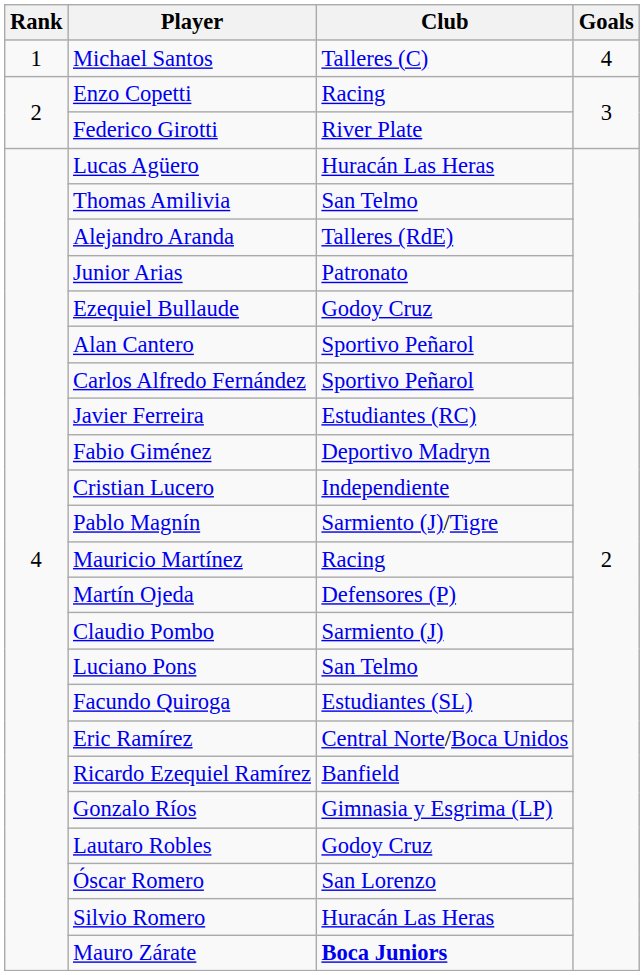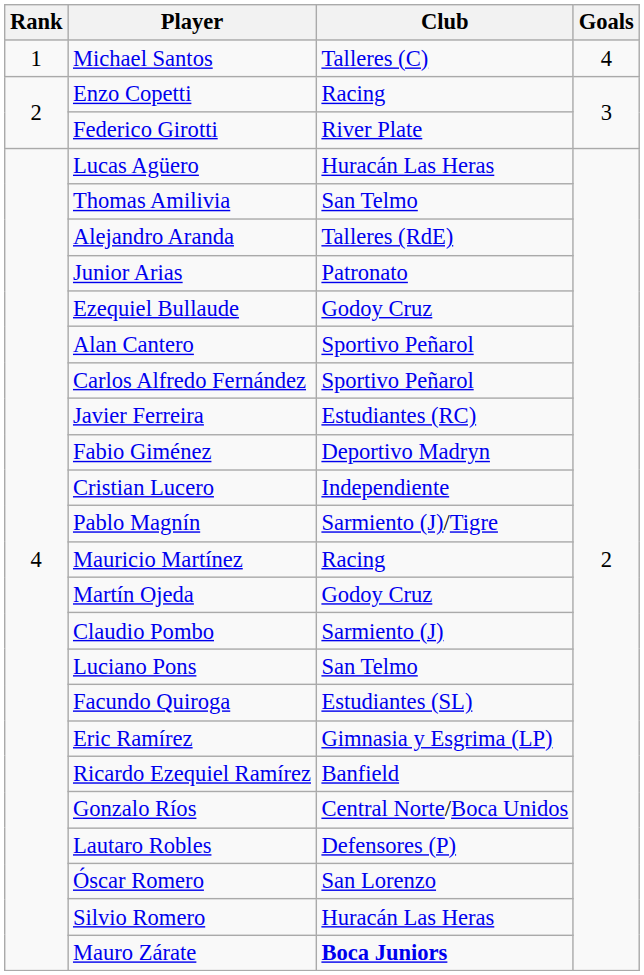(389, 594) Defensores (P) -> (377, 594) Godoy Cruz
(445, 737) Central Norte/Boca Unidos -> (437, 737) Gimnasia y Esgrima (LP)
(437, 809) Gimnasia y Esgrima (LP) -> (445, 809) Central Norte/Boca Unidos
(377, 845) Godoy Cruz -> (389, 845) Defensores (P)
